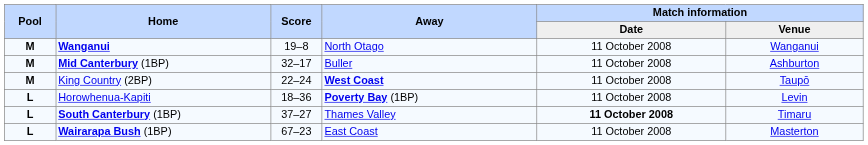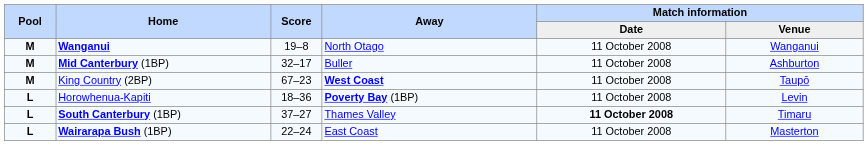(296, 80) 22–24 -> (296, 80) 67–23
(296, 132) 67–23 -> (296, 132) 22–24
